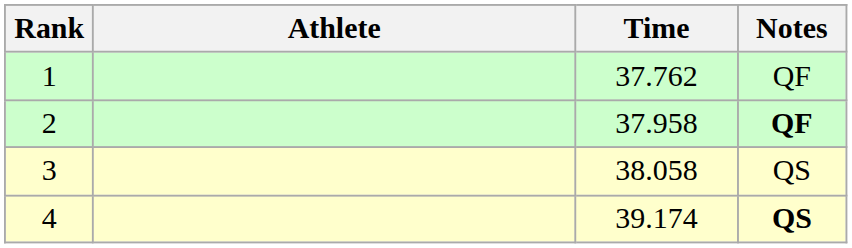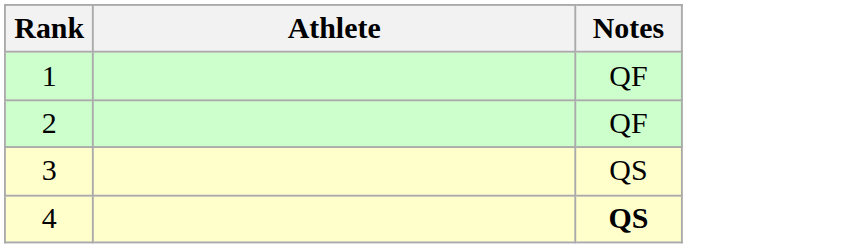- column: (656, 28)
(792, 123) bold -> (628, 123) normal
